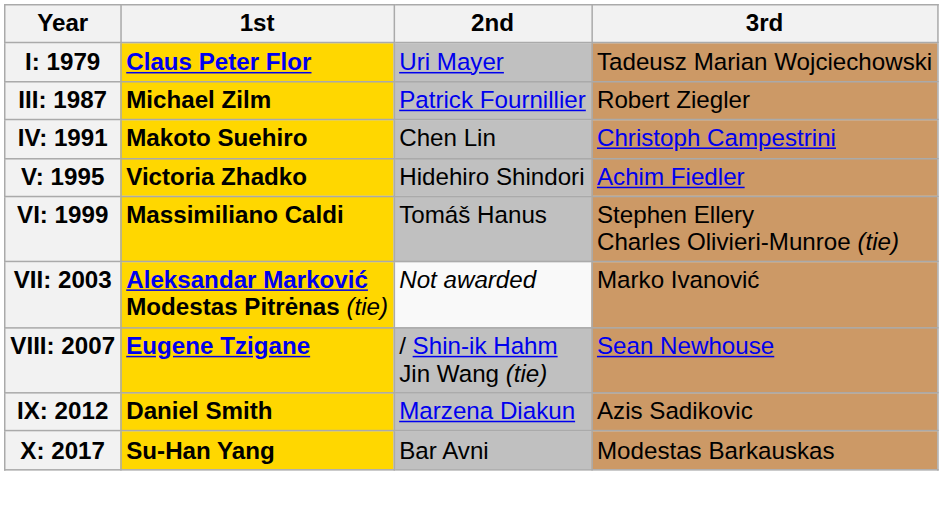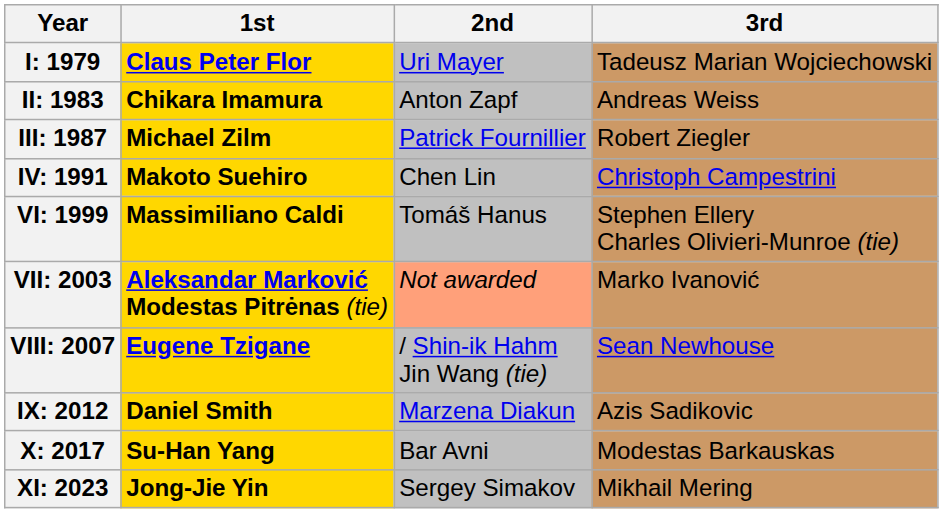+ row: (63, 100)
- row: (63, 176)
(468, 280) no background -> (468, 280) lightsalmon background
+ row: (63, 488)
